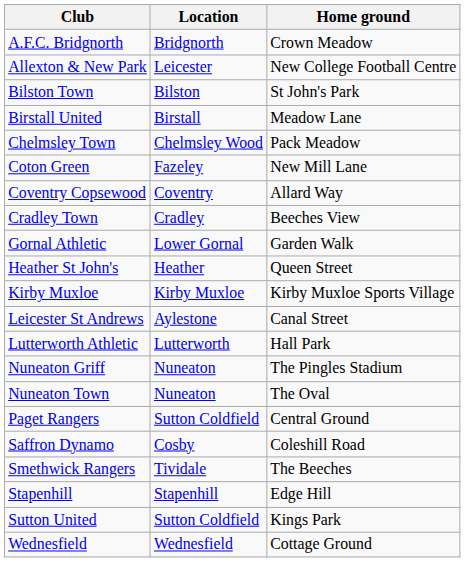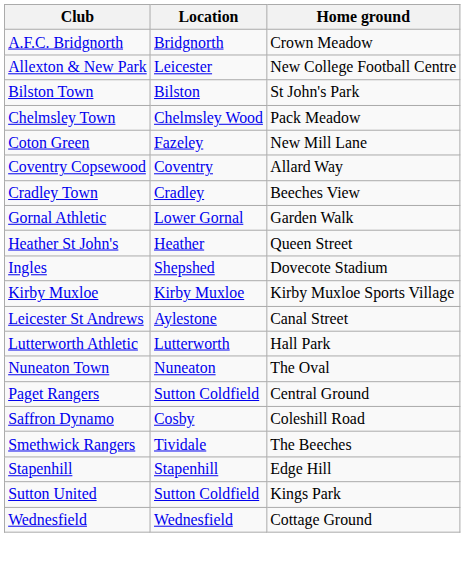- row: (55, 117)
+ row: (28, 268)
- row: (57, 368)
